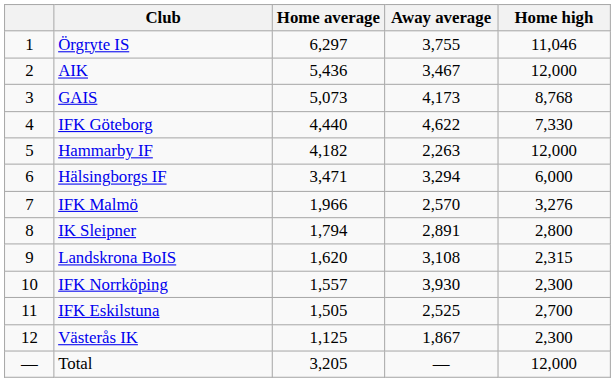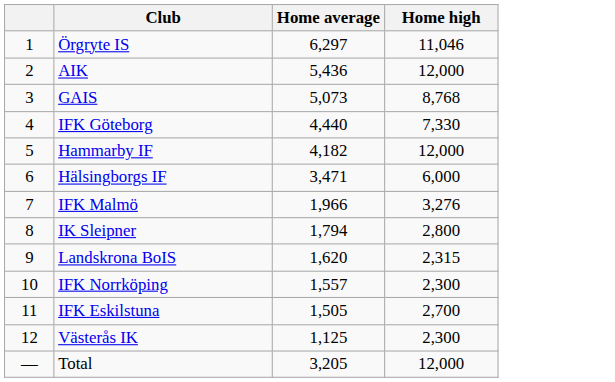- column: (441, 17)
